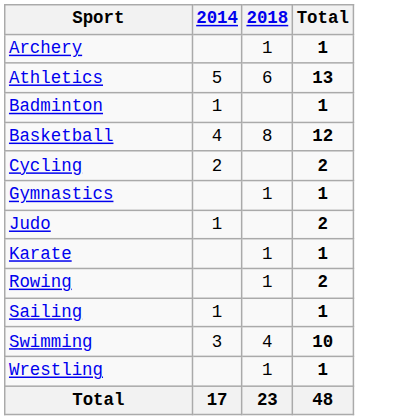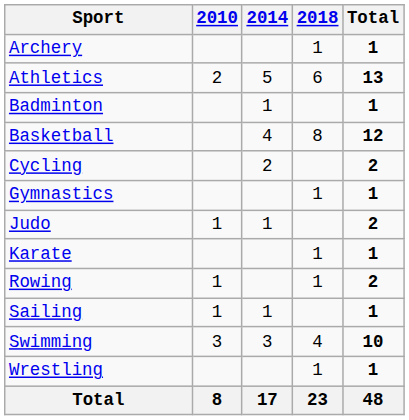+ column: (217, 19)
